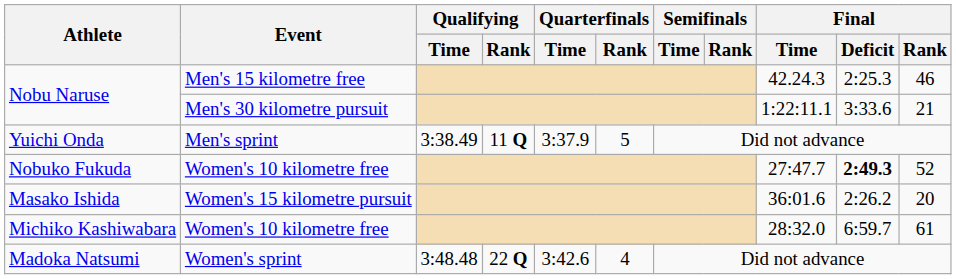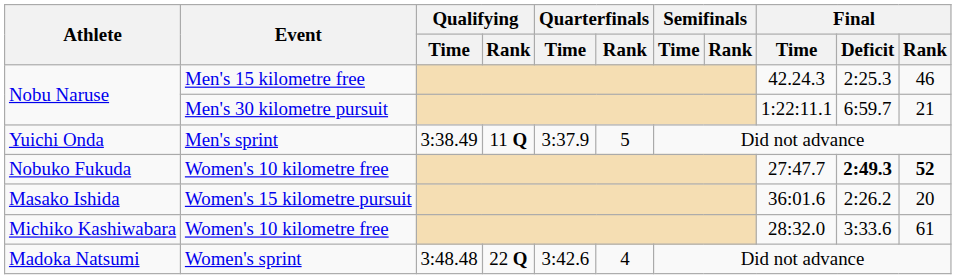(868, 109) 3:33.6 -> (868, 109) 6:59.7
(925, 169) normal -> (925, 169) bold
(868, 229) 6:59.7 -> (868, 229) 3:33.6
